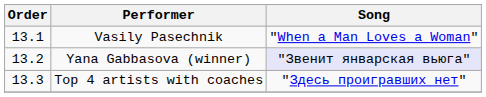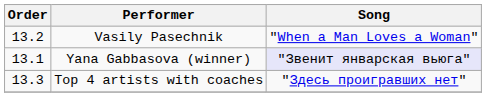(28, 37) 13.1 -> (28, 37) 13.2
(28, 59) 13.2 -> (28, 59) 13.1
